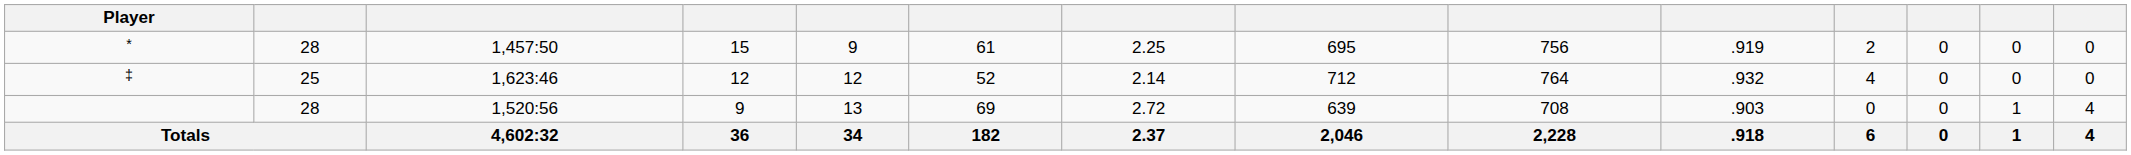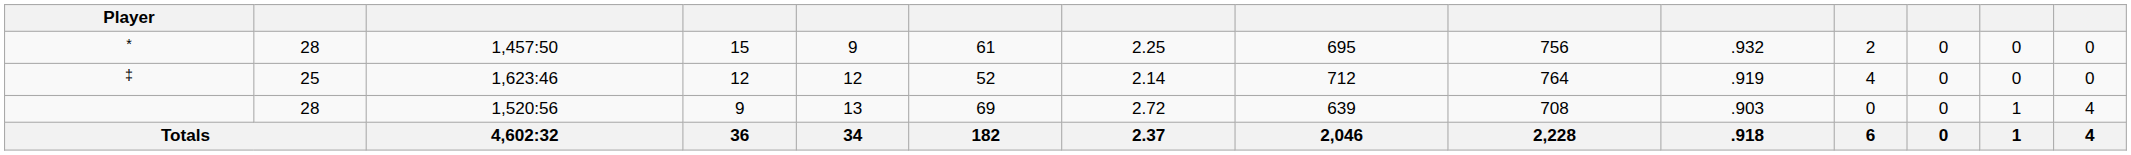(1747, 47) .919 -> (1747, 47) .932
(1747, 79) .932 -> (1747, 79) .919
